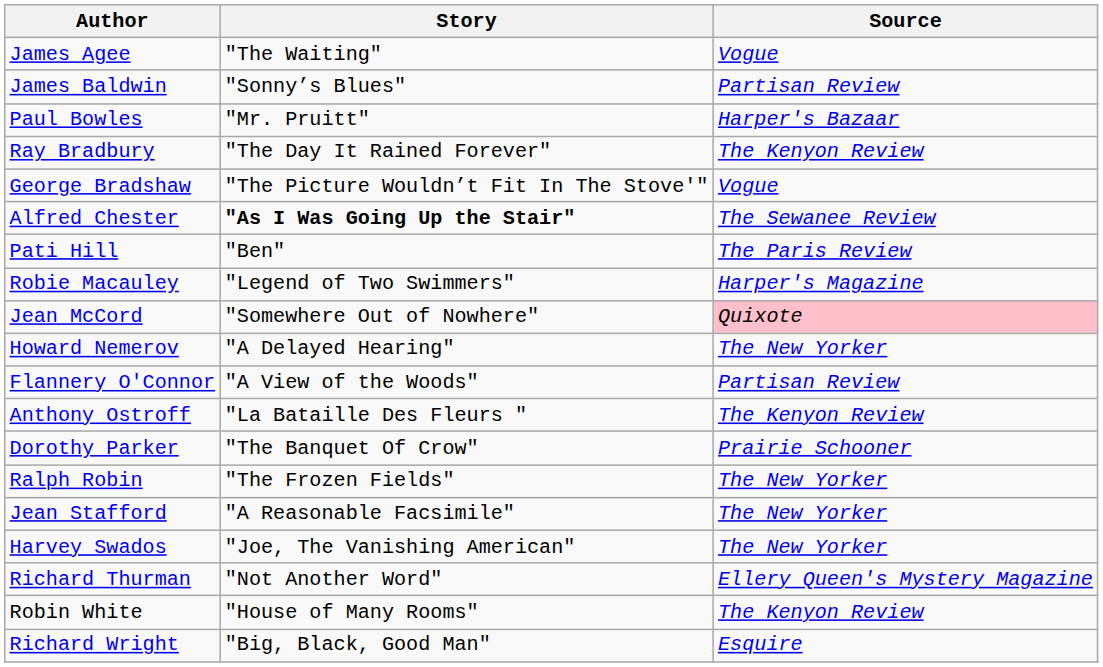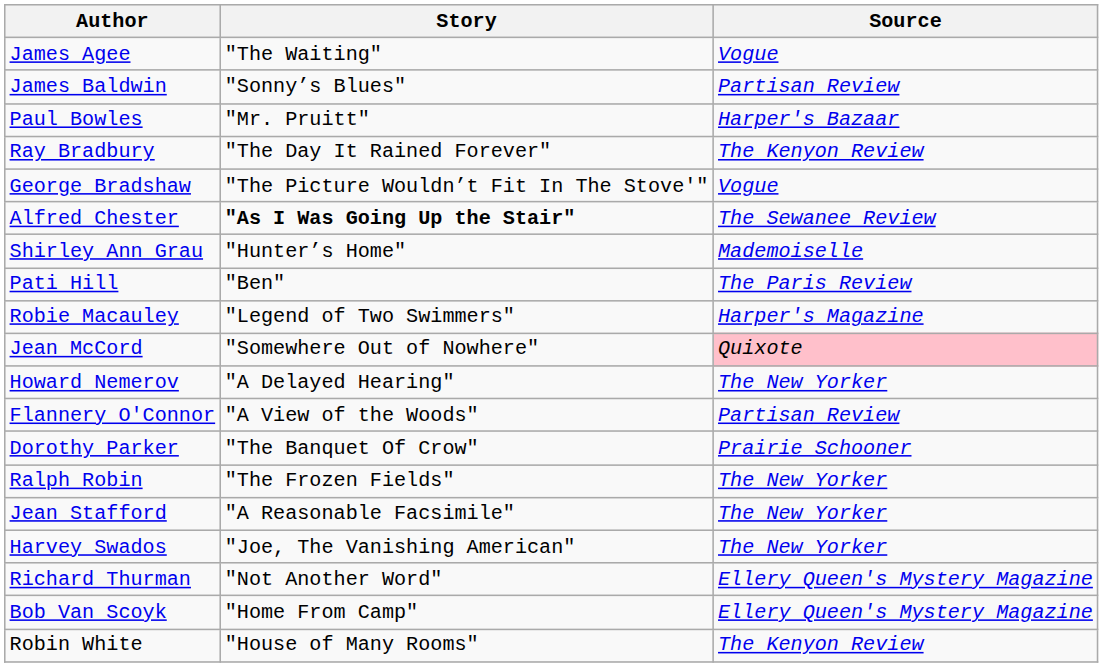+ row: (106, 251)
- row: (100, 415)
+ row: (88, 612)
- row: (94, 645)
